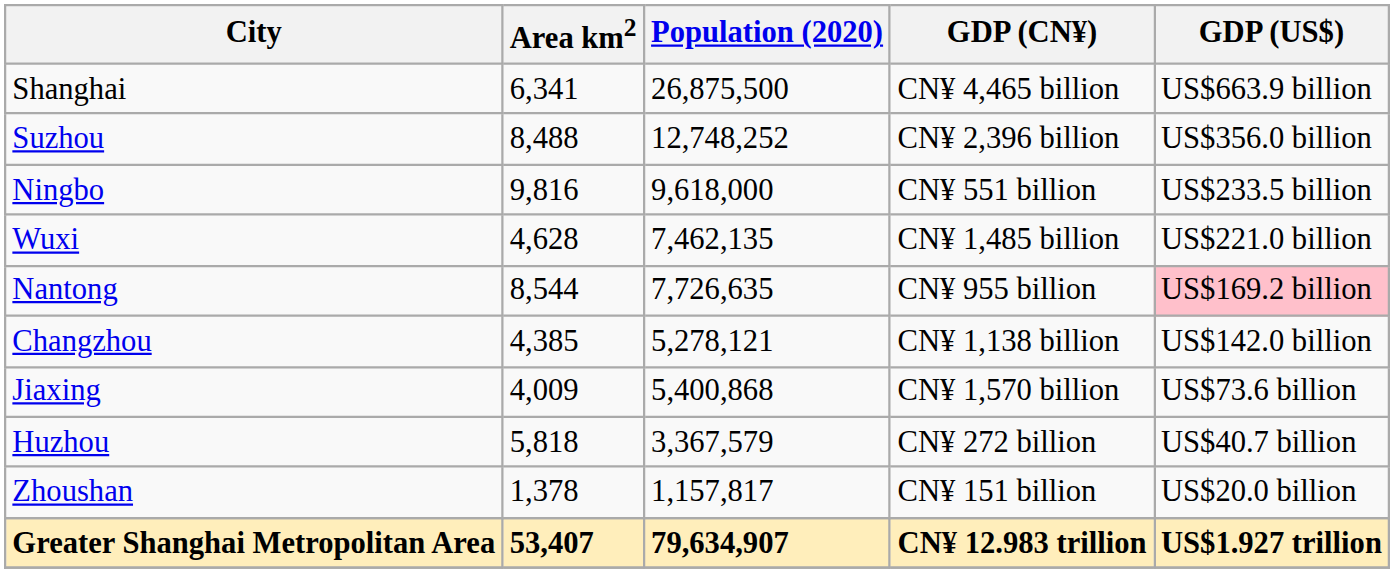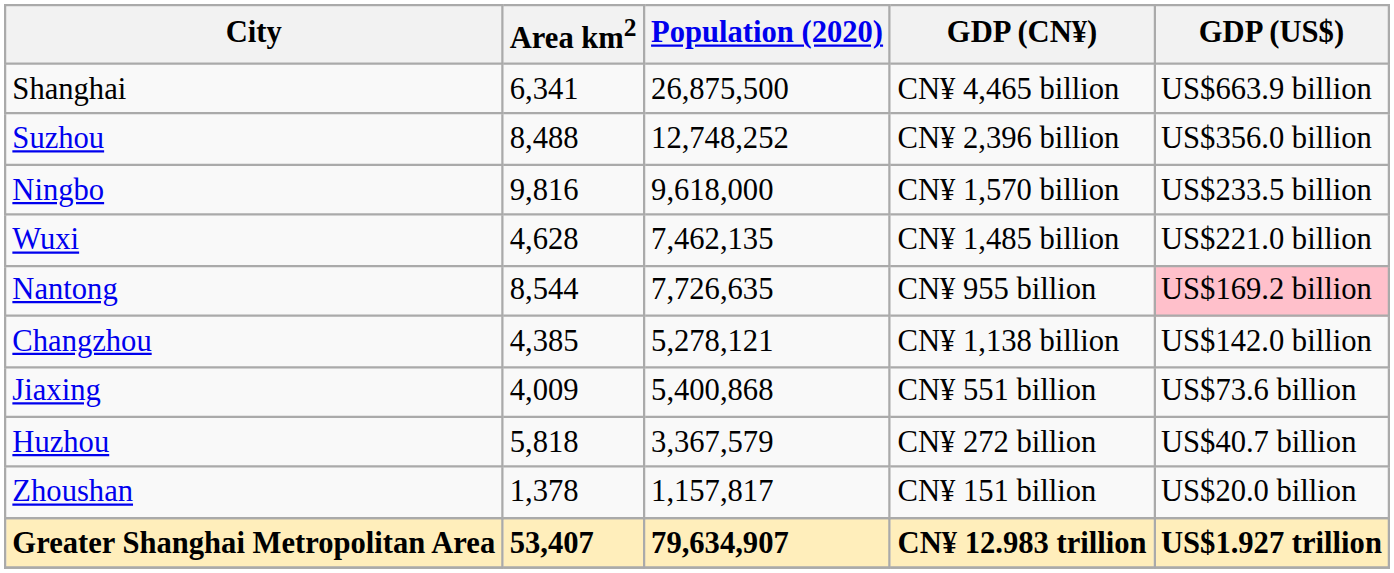(997, 188) CN¥ 551 billion -> (1008, 188) CN¥ 1,570 billion
(1008, 390) CN¥ 1,570 billion -> (997, 390) CN¥ 551 billion
